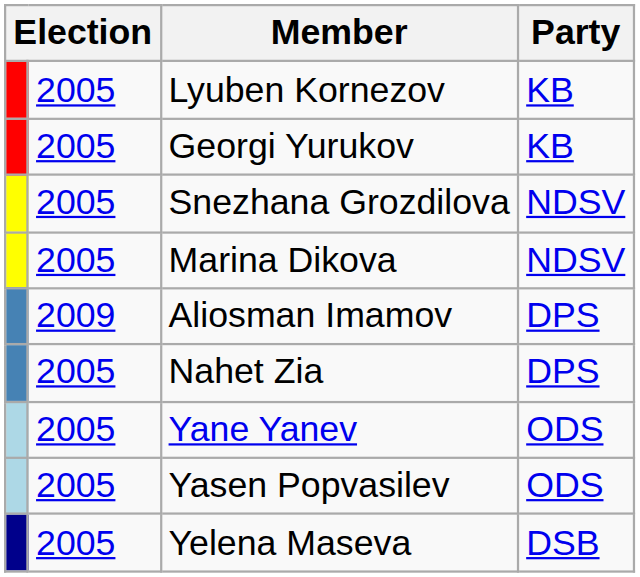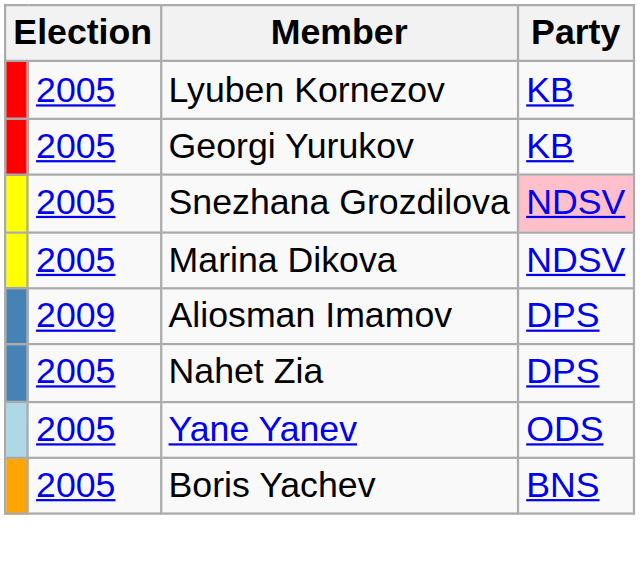(576, 202) no background -> (576, 202) pink background
- row: (309, 485)
- row: (290, 542)
+ row: (272, 485)
